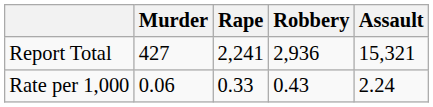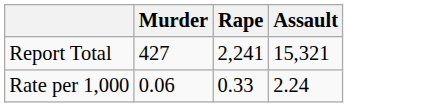- column: (311, 20)
